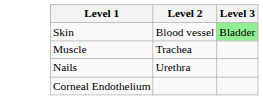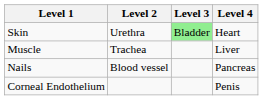+ column: (235, 13)
(185, 31) Blood vessel -> (127, 31) Urethra
(173, 67) Urethra -> (139, 67) Blood vessel
